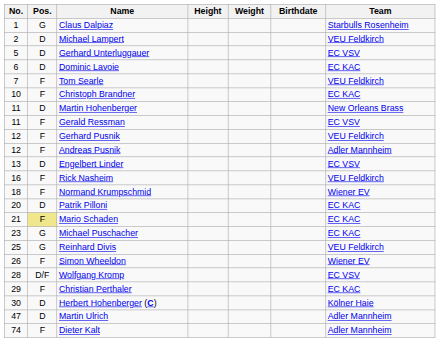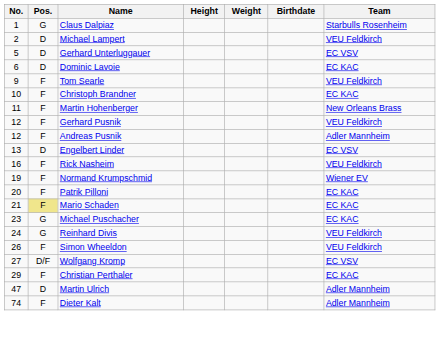(16, 81) 7 -> (16, 81) 9
(42, 109) D -> (43, 109) F
- row: (92, 123)
(16, 192) 18 -> (16, 178) 19
(42, 206) D -> (43, 192) F
(16, 248) 25 -> (16, 234) 24
(349, 261) Wiener EV -> (354, 248) VEU Feldkirch
(16, 275) 28 -> (16, 261) 27
- row: (108, 303)
